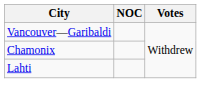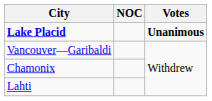+ row: (36, 31)
